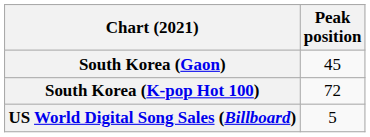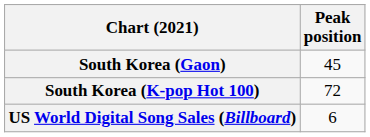(333, 117) 5 -> (333, 117) 6
